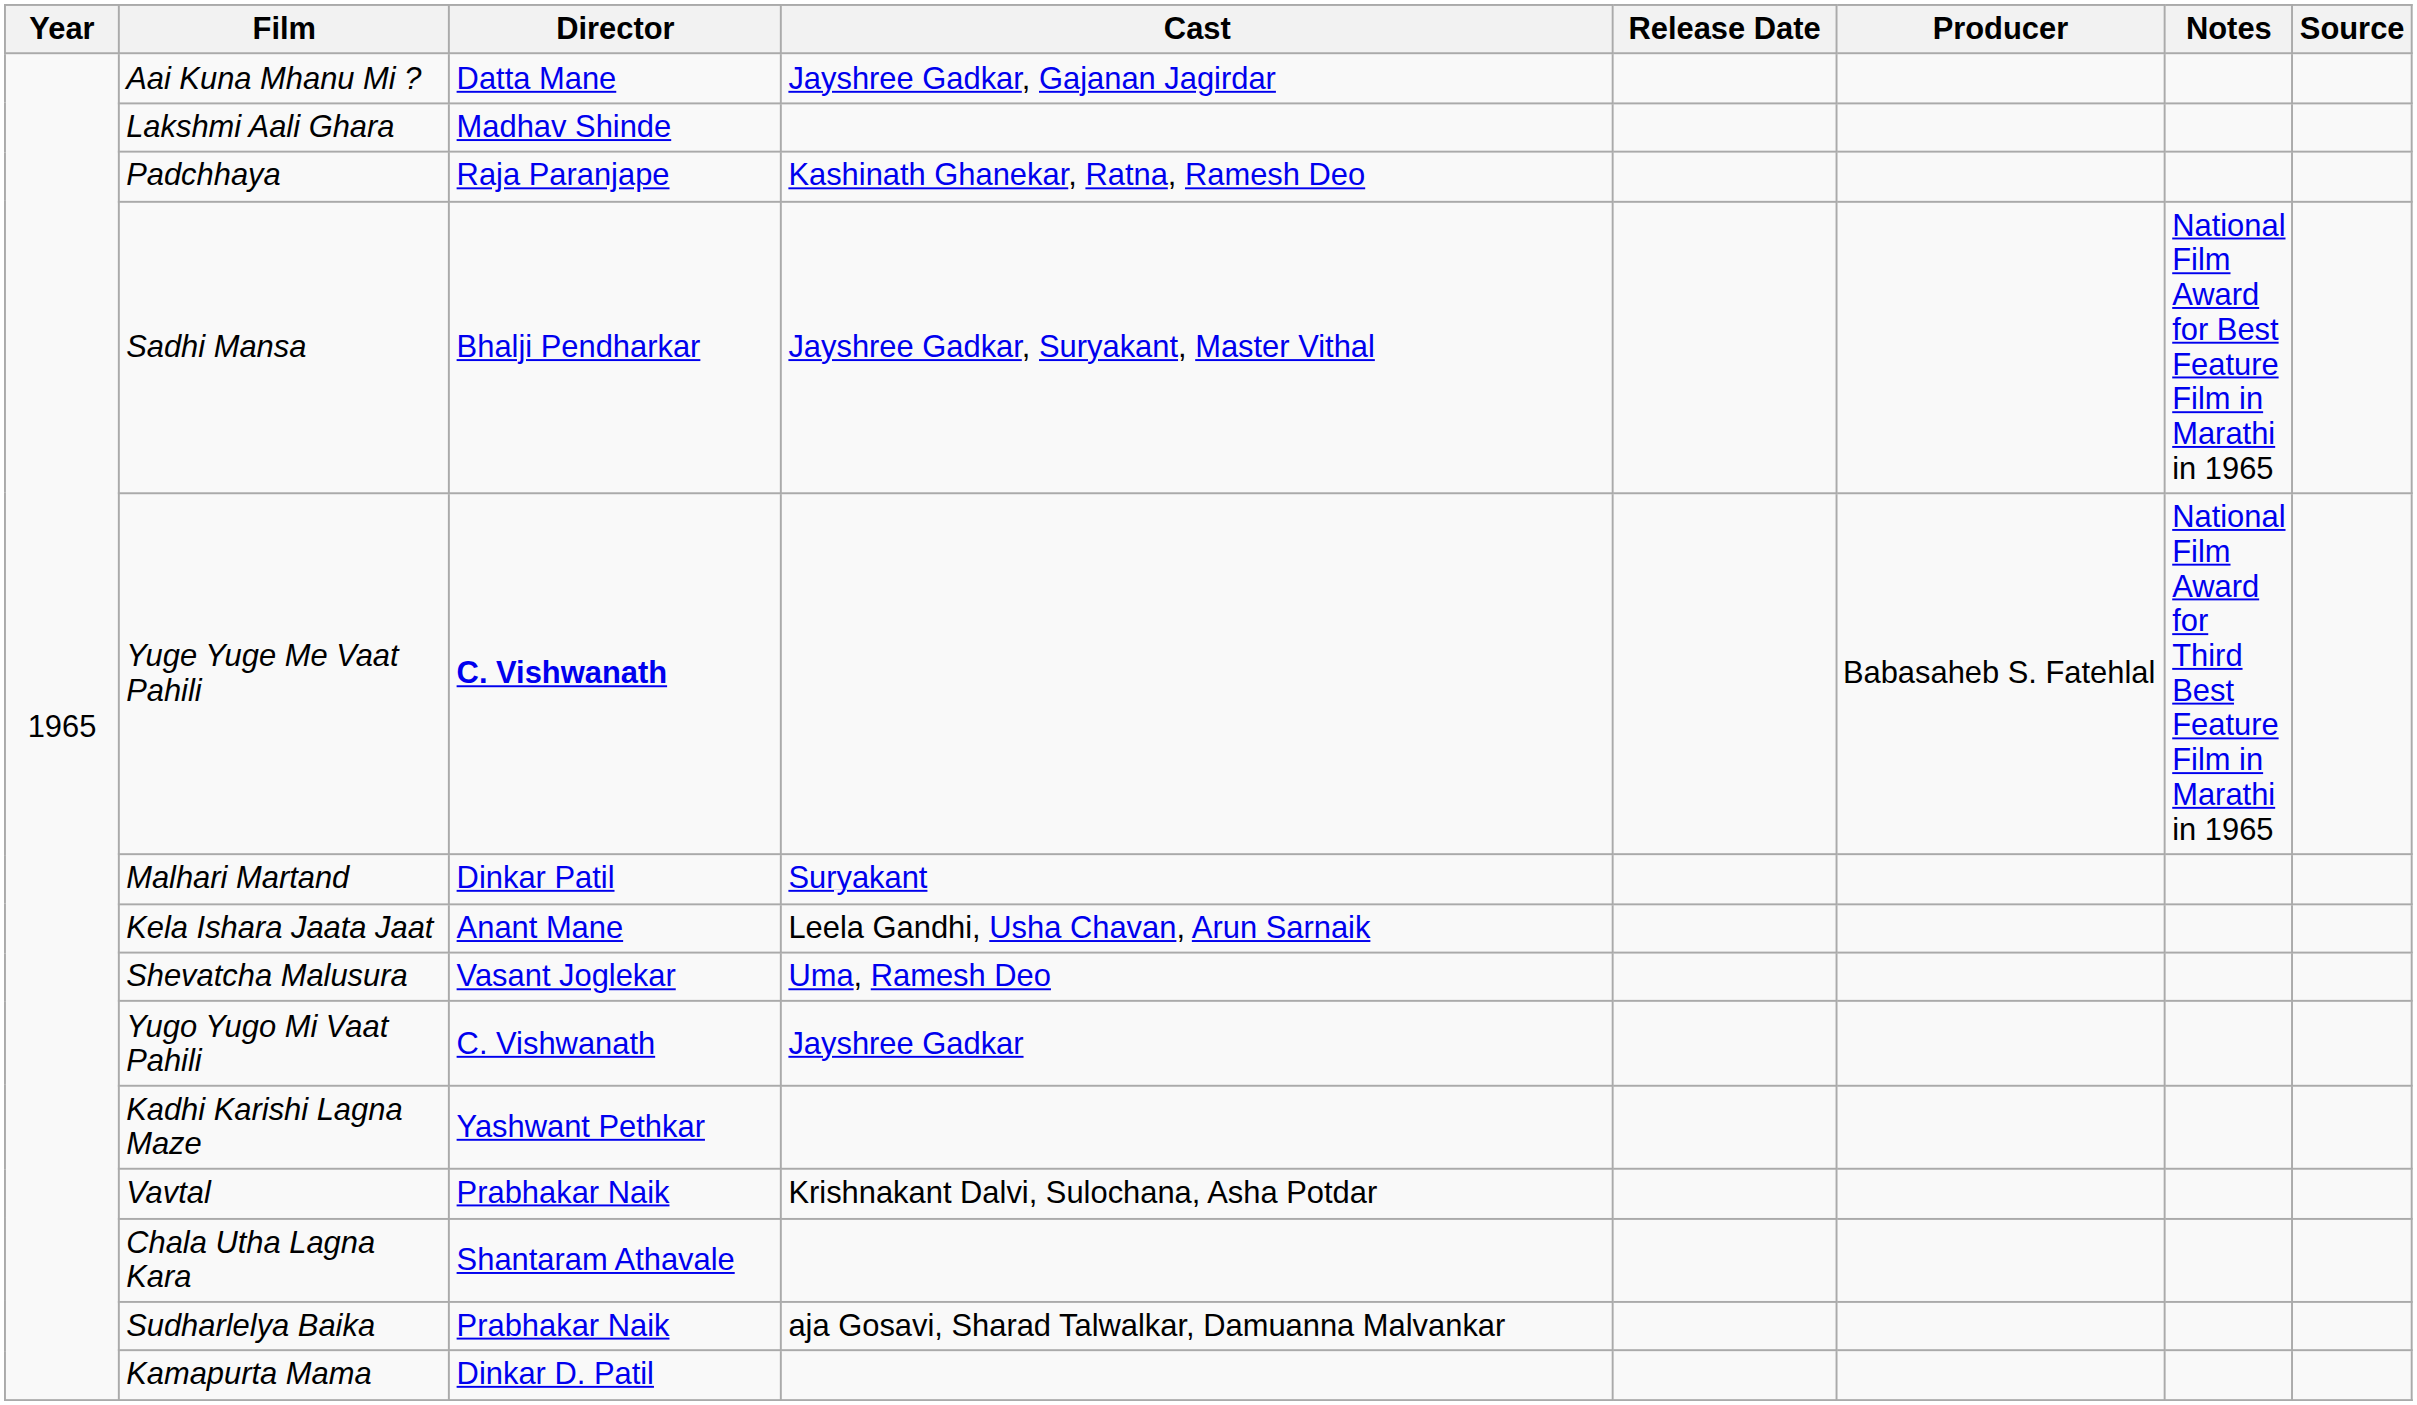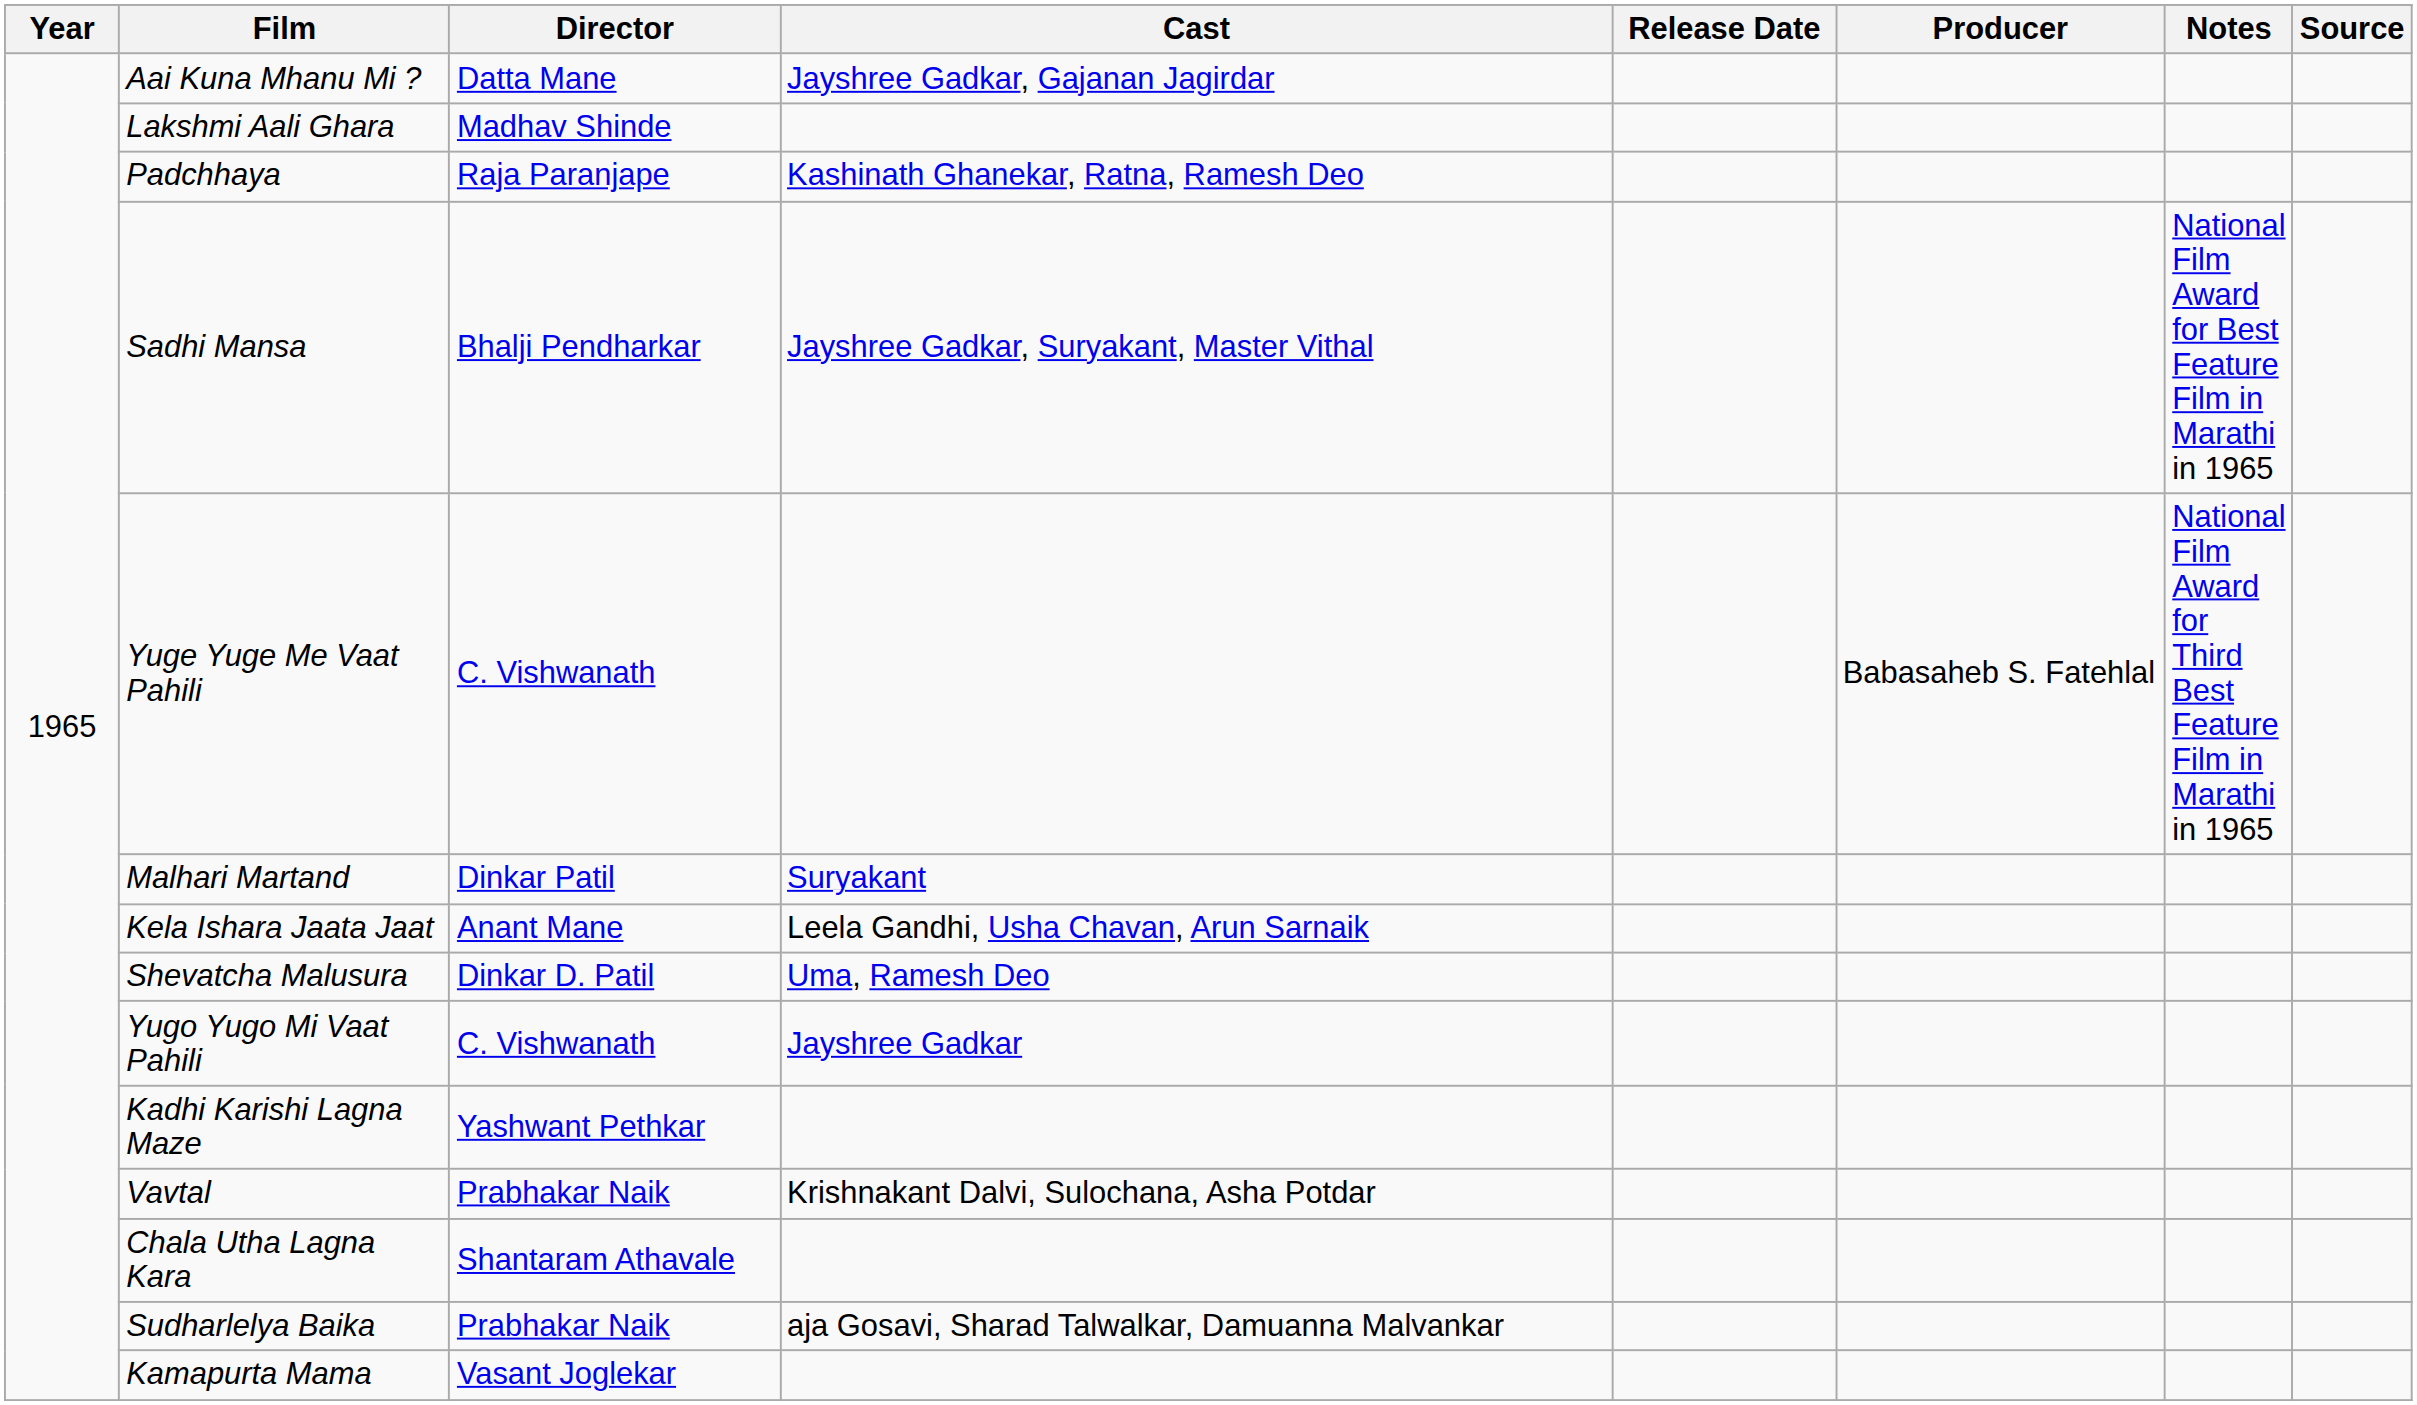(562, 673) bold -> (556, 673) normal
(566, 976) Vasant Joglekar -> (556, 976) Dinkar D. Patil
(555, 1374) Dinkar D. Patil -> (566, 1374) Vasant Joglekar
